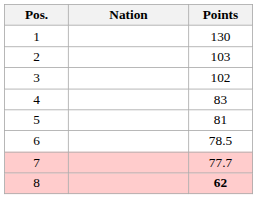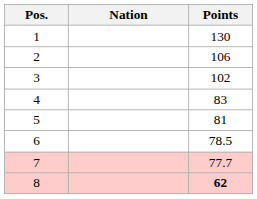(220, 57) 103 -> (220, 57) 106
